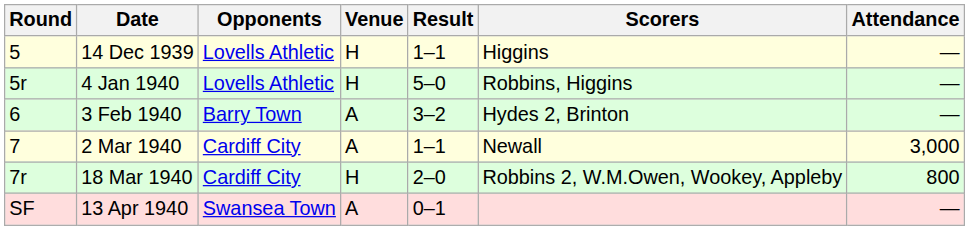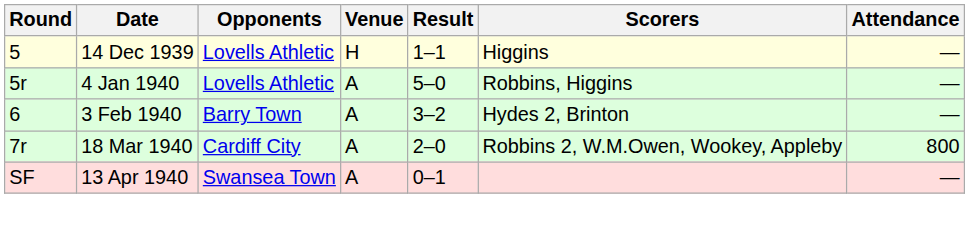(352, 83) H -> (352, 83) A
- row: (131, 146)
(352, 177) H -> (352, 146) A
